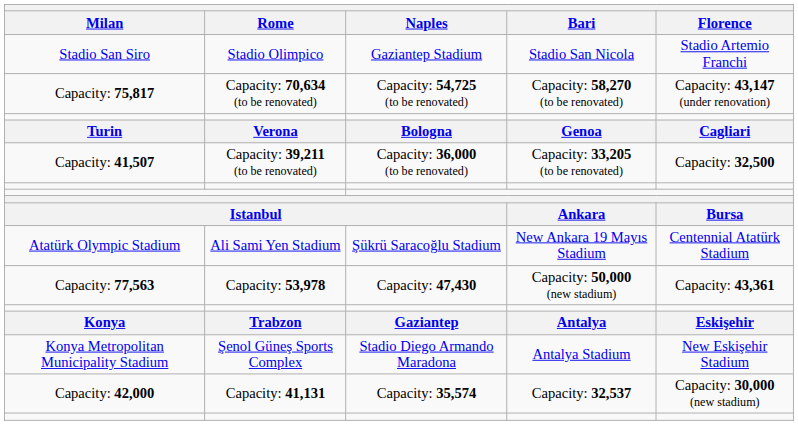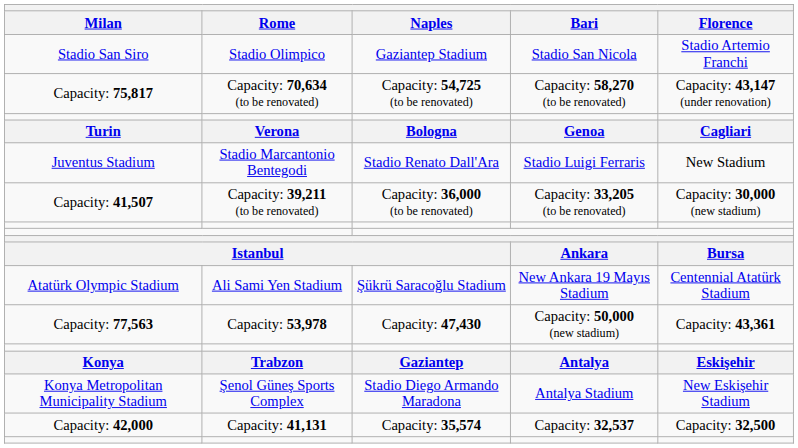+ row: (103, 162)
(725, 162) Capacity: 32,500 -> (726, 202) Capacity: 30,000 (new stadium)
(725, 393) Capacity: 30,000 (new stadium) -> (726, 424) Capacity: 32,500
